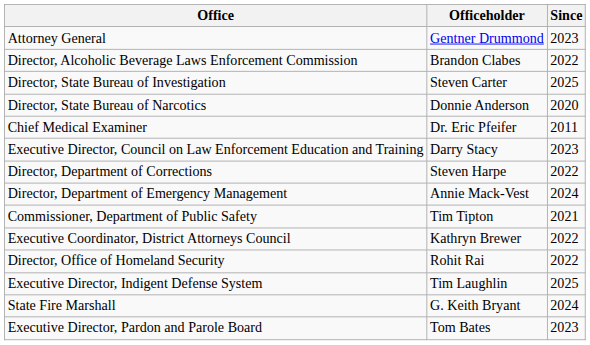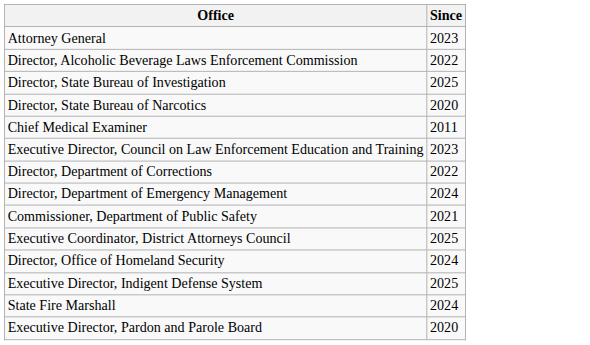- column: (487, 15)
(564, 238) 2022 -> (444, 238) 2025
(564, 261) 2022 -> (444, 261) 2024
(564, 328) 2023 -> (444, 328) 2020
